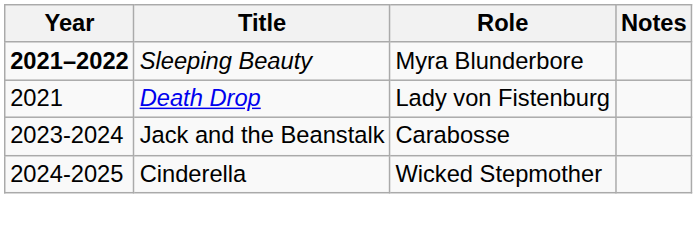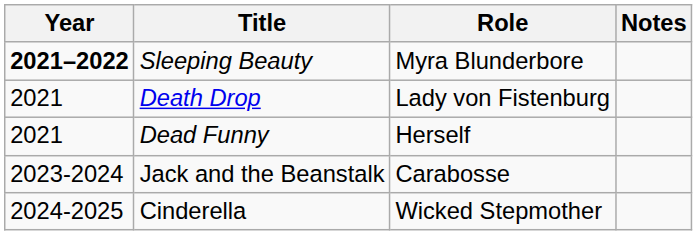+ row: (204, 135)
